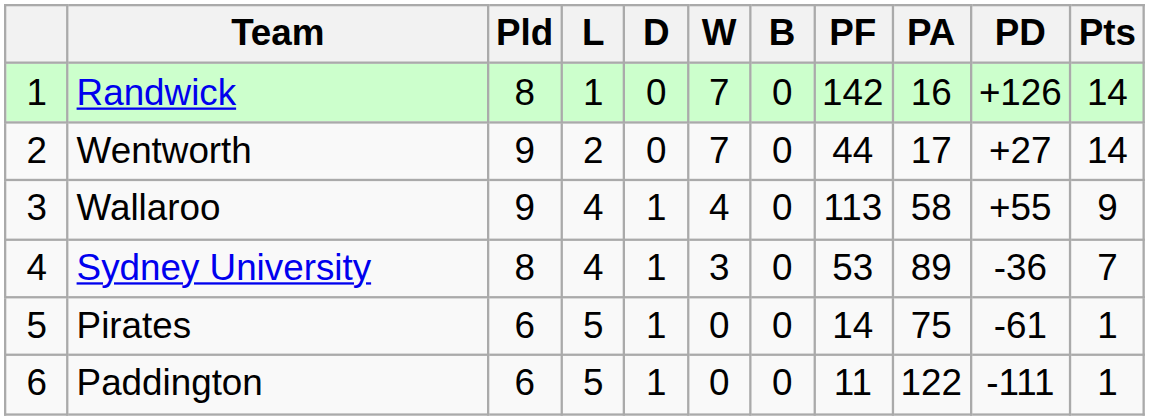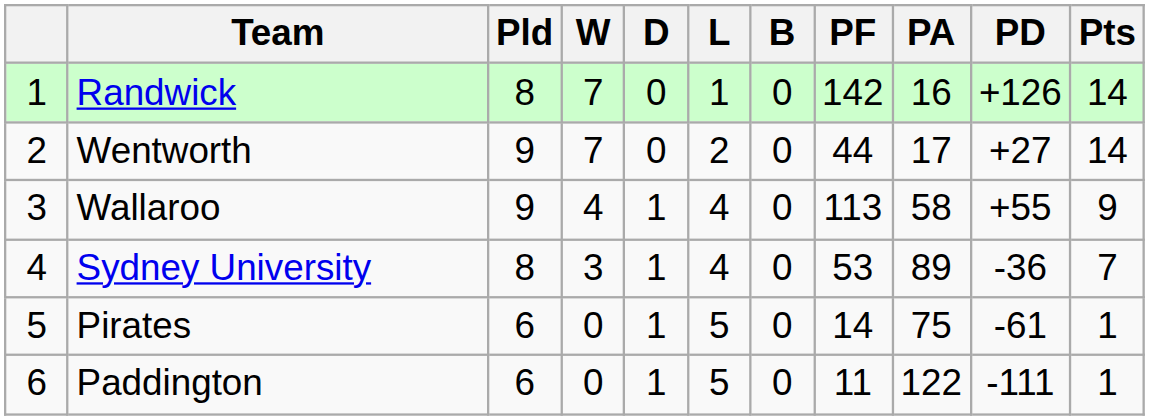columns swapped: (719, 33) <-> (593, 33)
